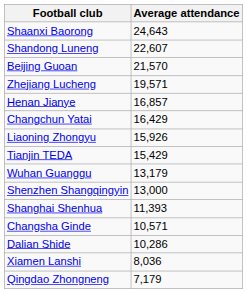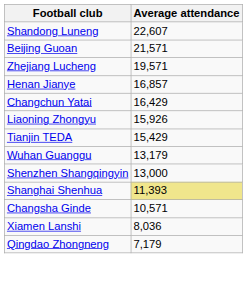- row: (50, 31)
(151, 66) 21,570 -> (151, 48) 21,571
(150, 208) no background -> (150, 191) khaki background
- row: (39, 244)
